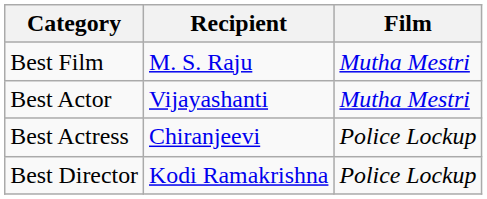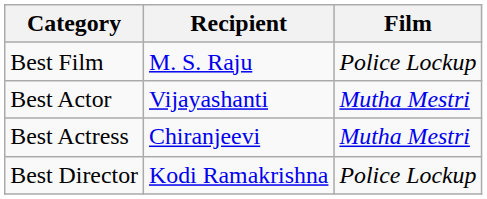(405, 61) Mutha Mestri -> (408, 61) Police Lockup
(408, 136) Police Lockup -> (405, 136) Mutha Mestri
